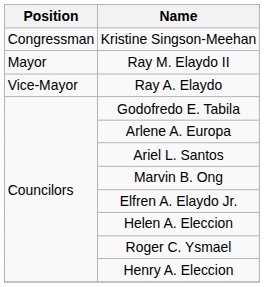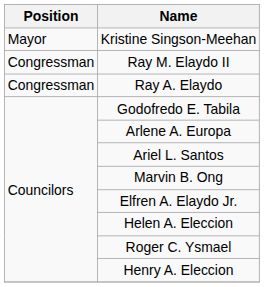(51, 39) Congressman -> (27, 39) Mayor
(27, 62) Mayor -> (51, 62) Congressman
(43, 85) Vice-Mayor -> (51, 85) Congressman
